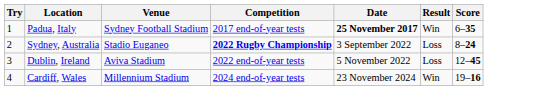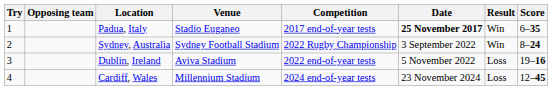+ column: (60, 12)
(156, 28) Sydney Football Stadium -> (207, 28) Stadio Euganeo
(136, 45) Stadio Euganeo -> (227, 45) Sydney Football Stadium
(272, 45) bold -> (340, 45) normal
(432, 45) Loss -> (496, 45) Win
(468, 61) 12–45 -> (532, 61) 19–16
(431, 77) Win -> (497, 77) Loss
(468, 77) 19–16 -> (532, 77) 12–45
